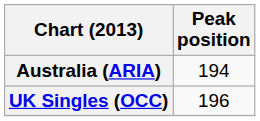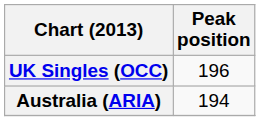rows swapped: (89, 70) <-> (89, 100)
